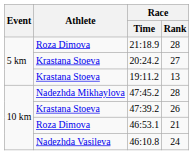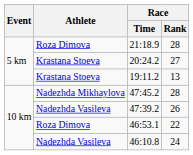(68, 109) Krastana Stoeva -> (73, 109) Nadezhda Vasileva
(175, 126) 21 -> (175, 126) 22
